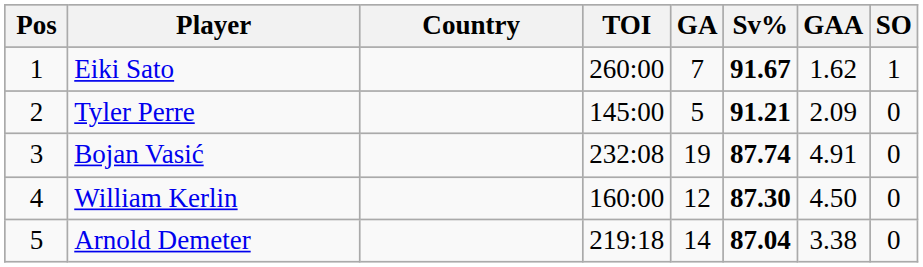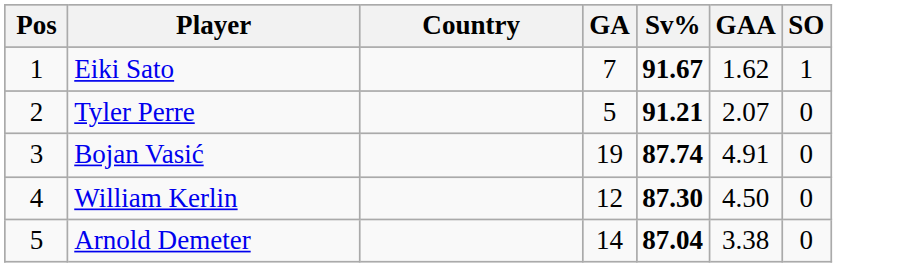- column: (627, 25)
(833, 111) 2.09 -> (746, 111) 2.07
